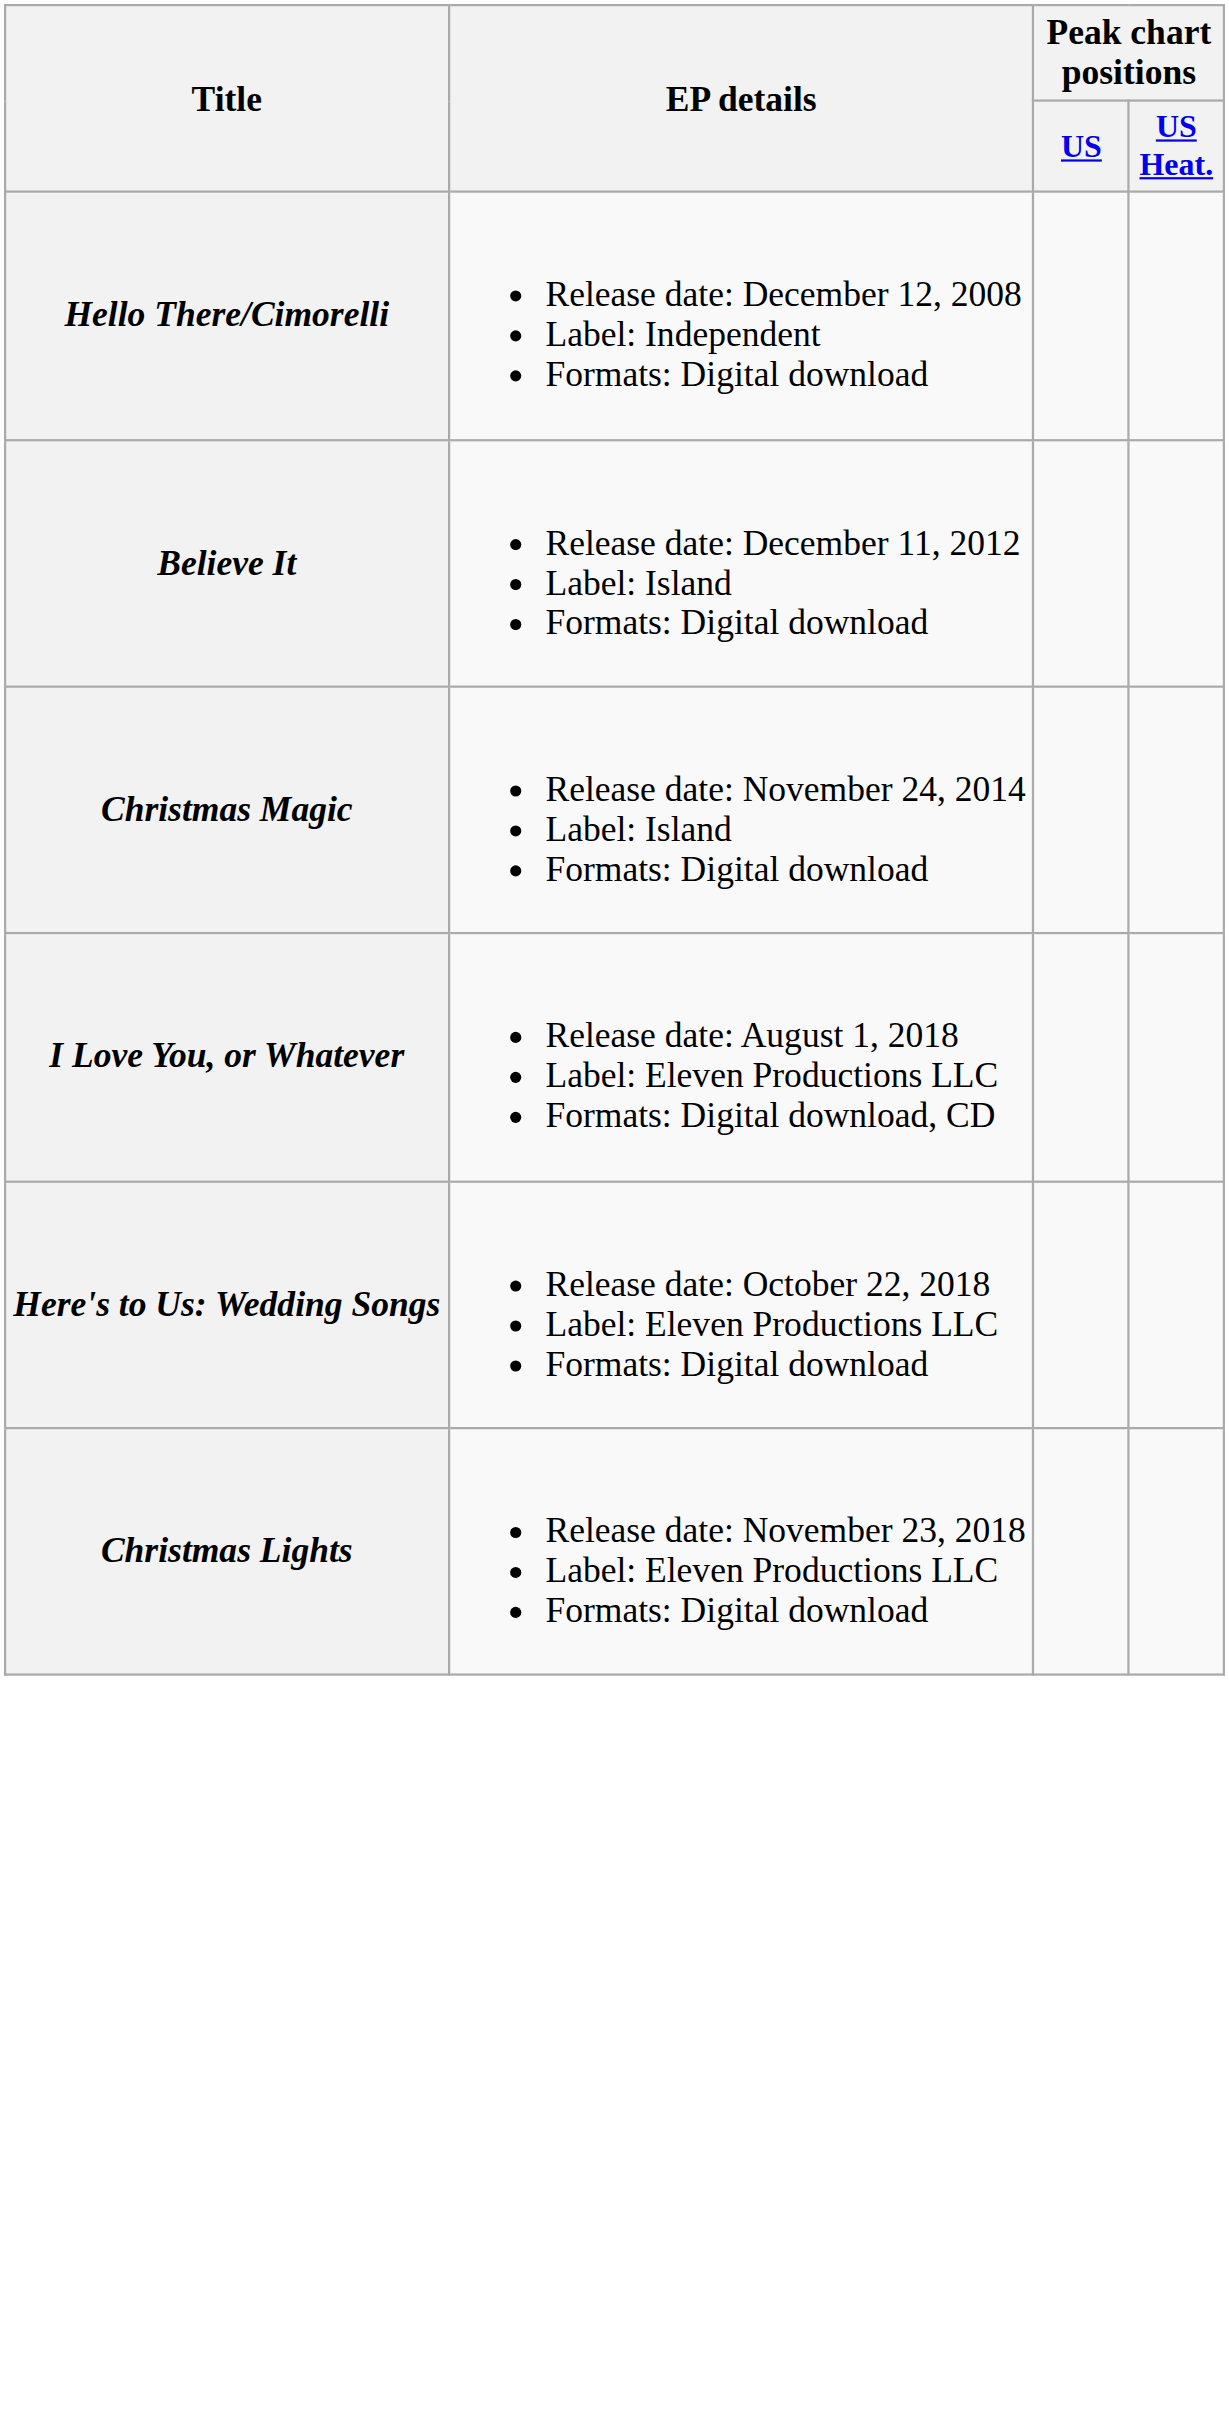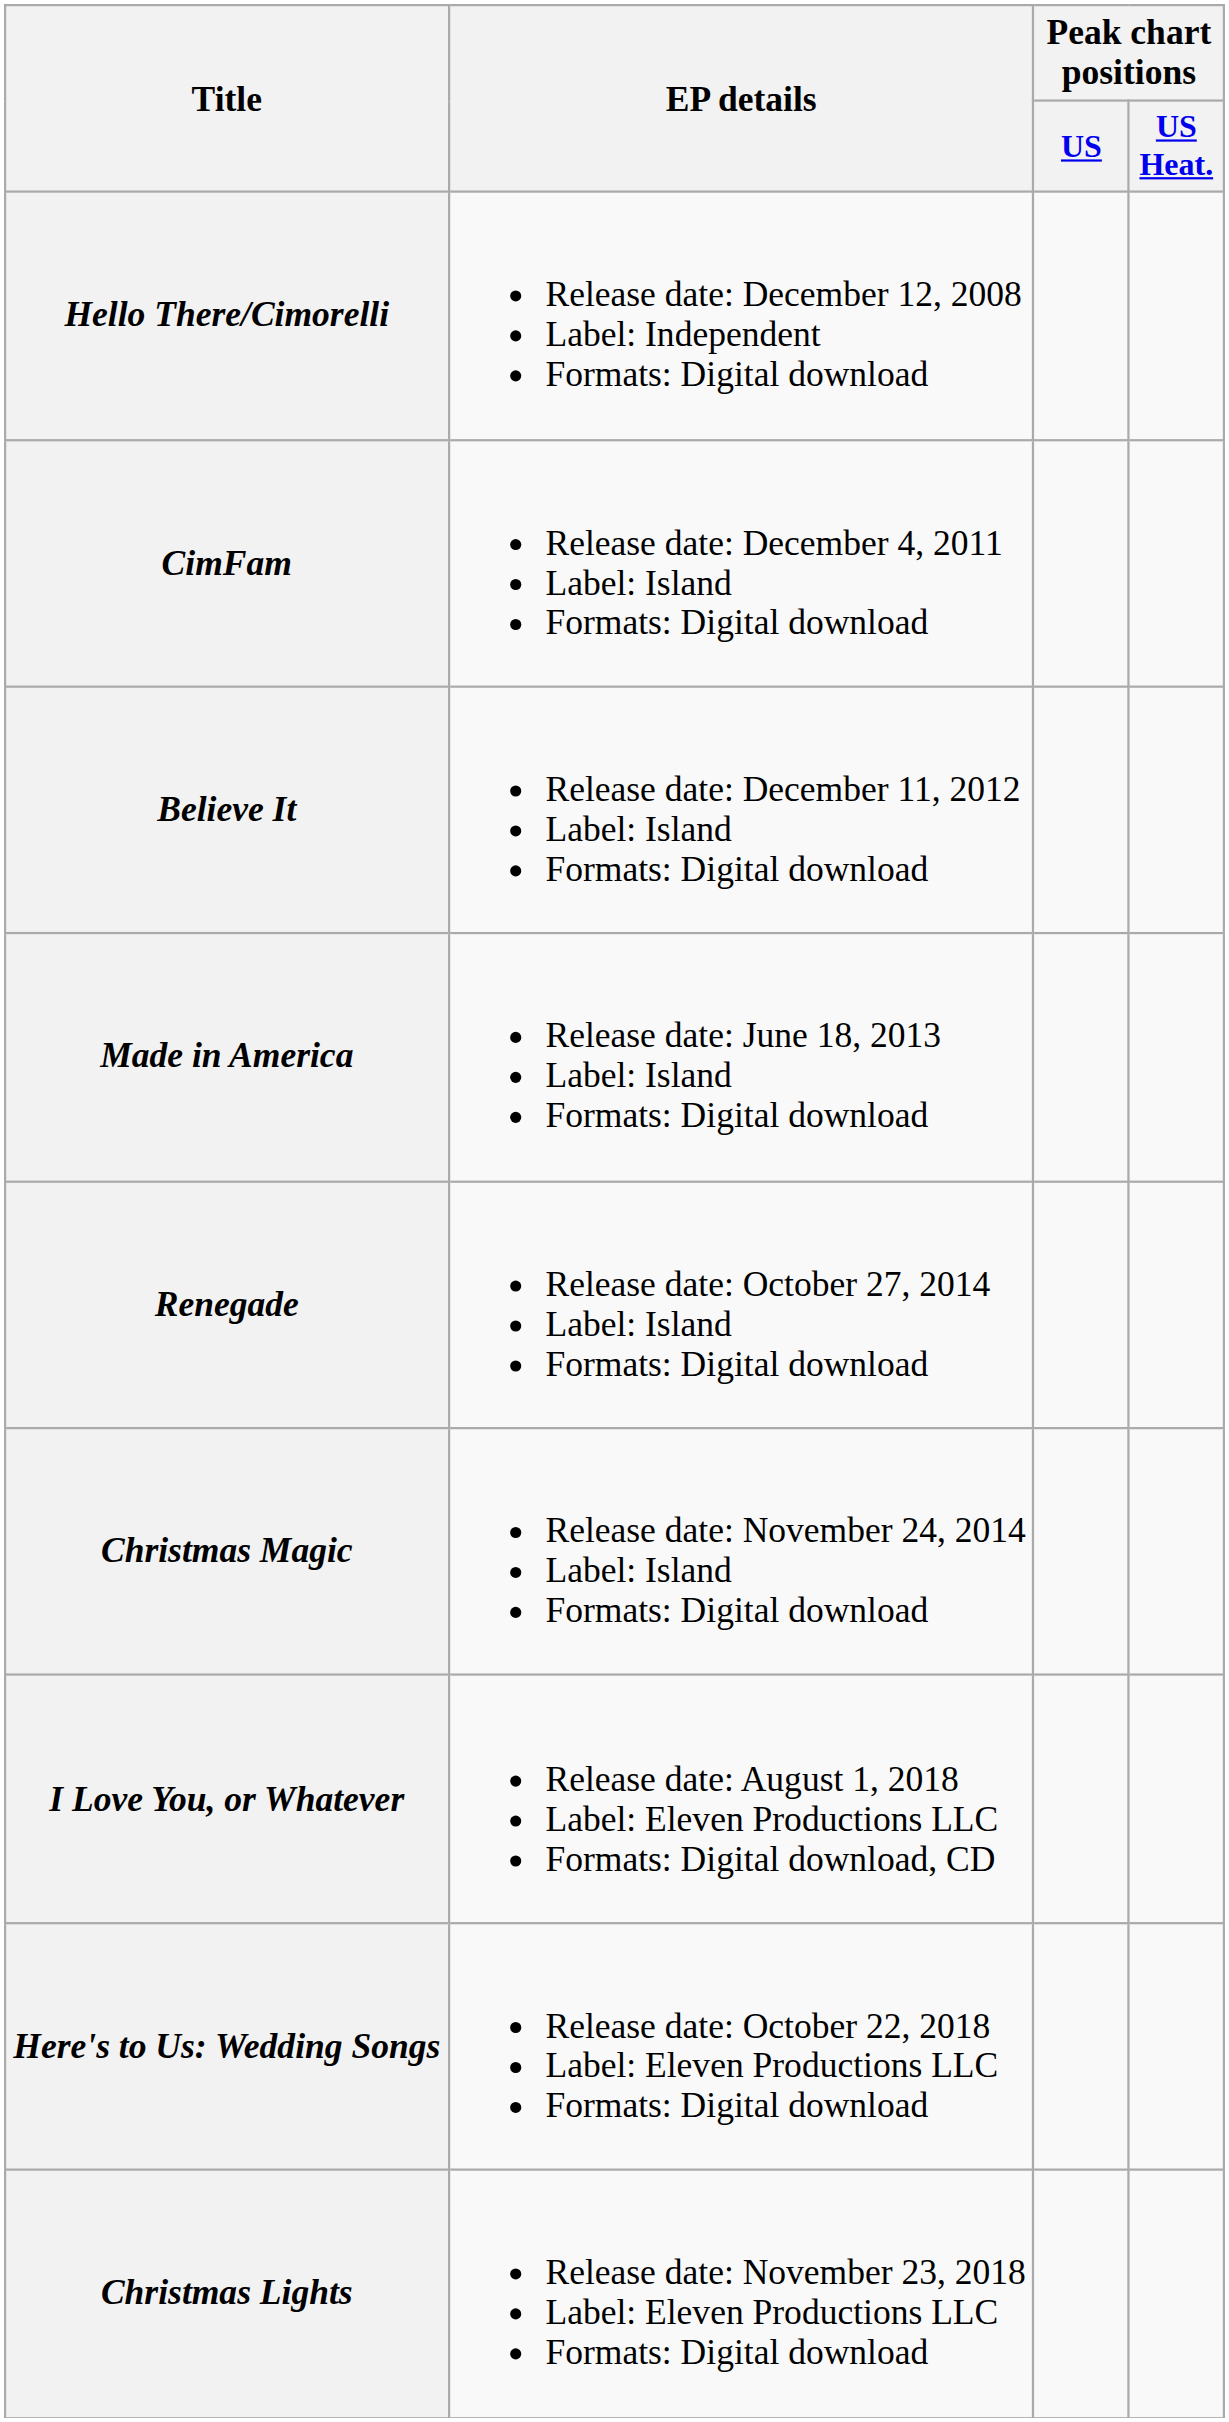+ row: (227, 562)
+ row: (227, 1056)
+ row: (227, 1303)
